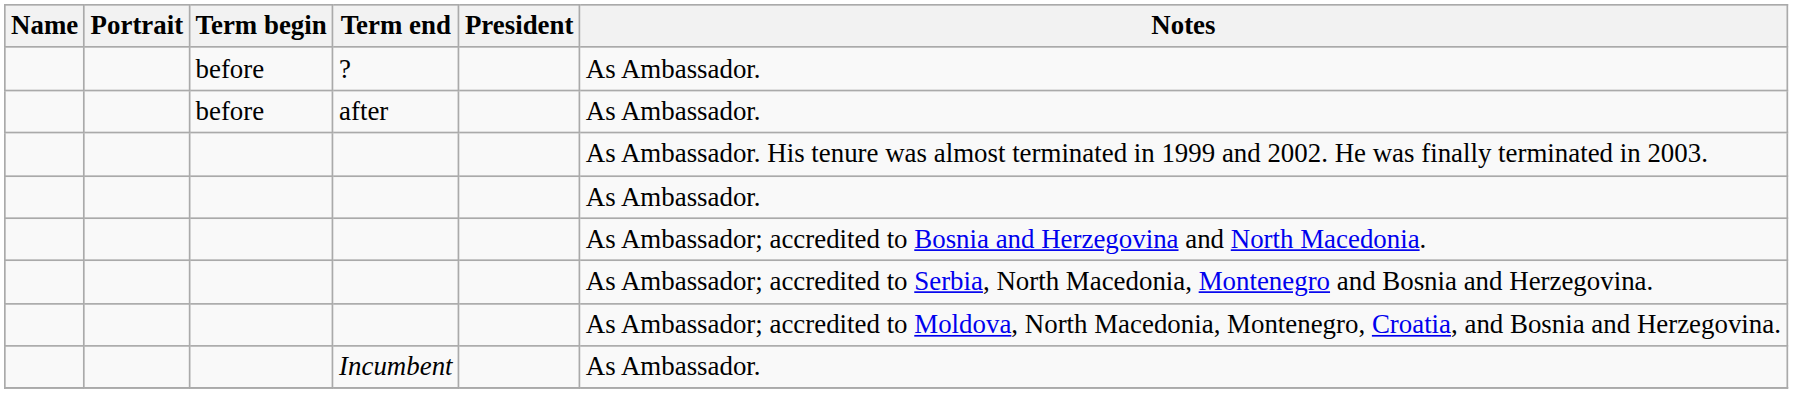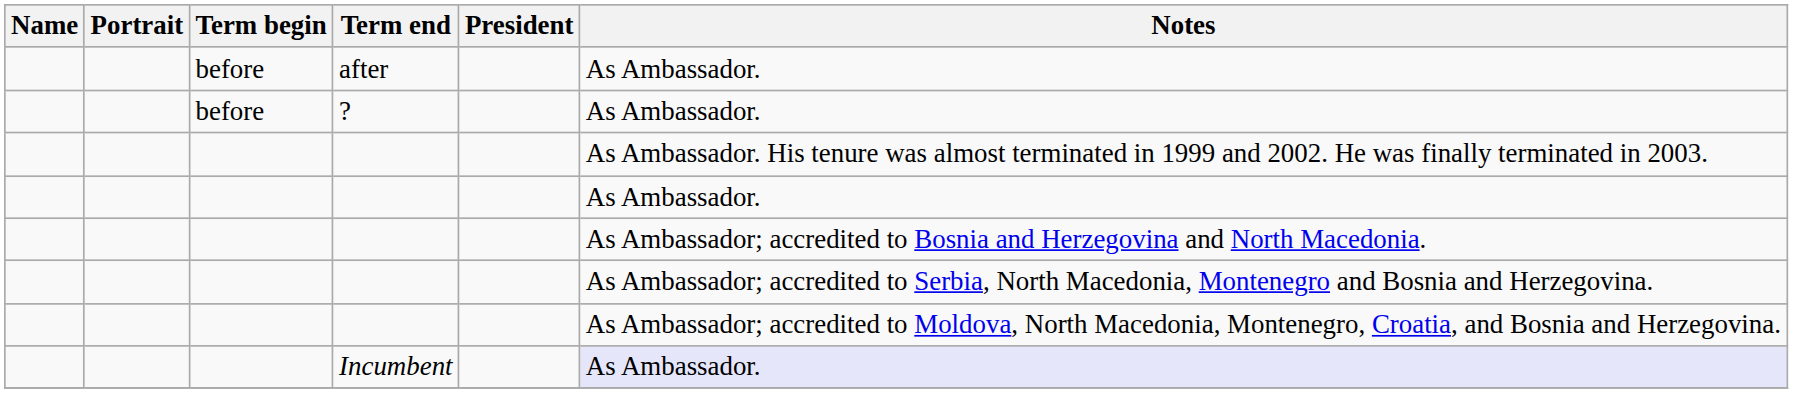rows swapped: (230, 111) <-> (230, 68)
(673, 366) no background -> (673, 366) lavender background
